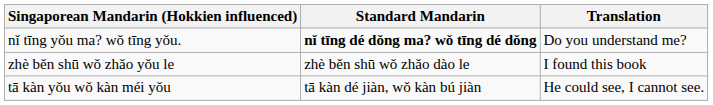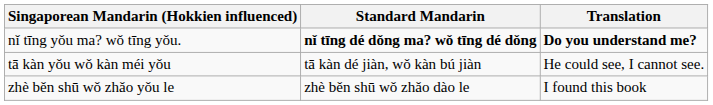(615, 40) normal -> (620, 40) bold
rows swapped: (89, 87) <-> (91, 64)
